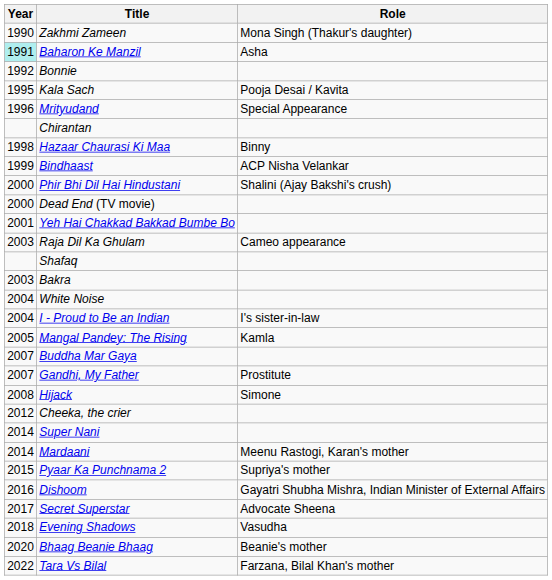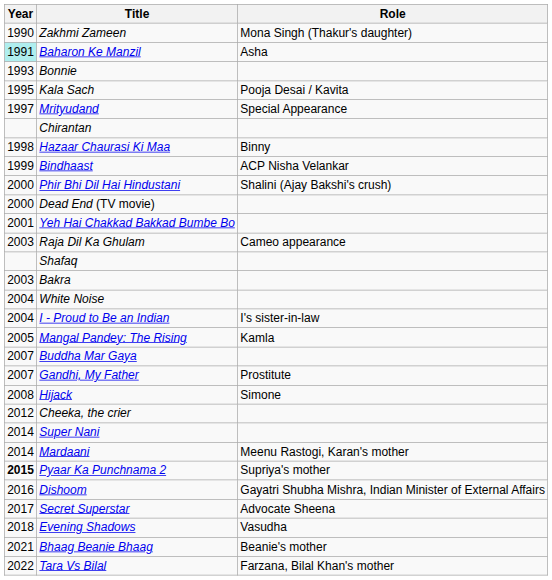(20, 71) 1992 -> (20, 71) 1993
(20, 109) 1996 -> (20, 109) 1997
(20, 470) normal -> (20, 470) bold
(20, 546) 2020 -> (20, 546) 2021
